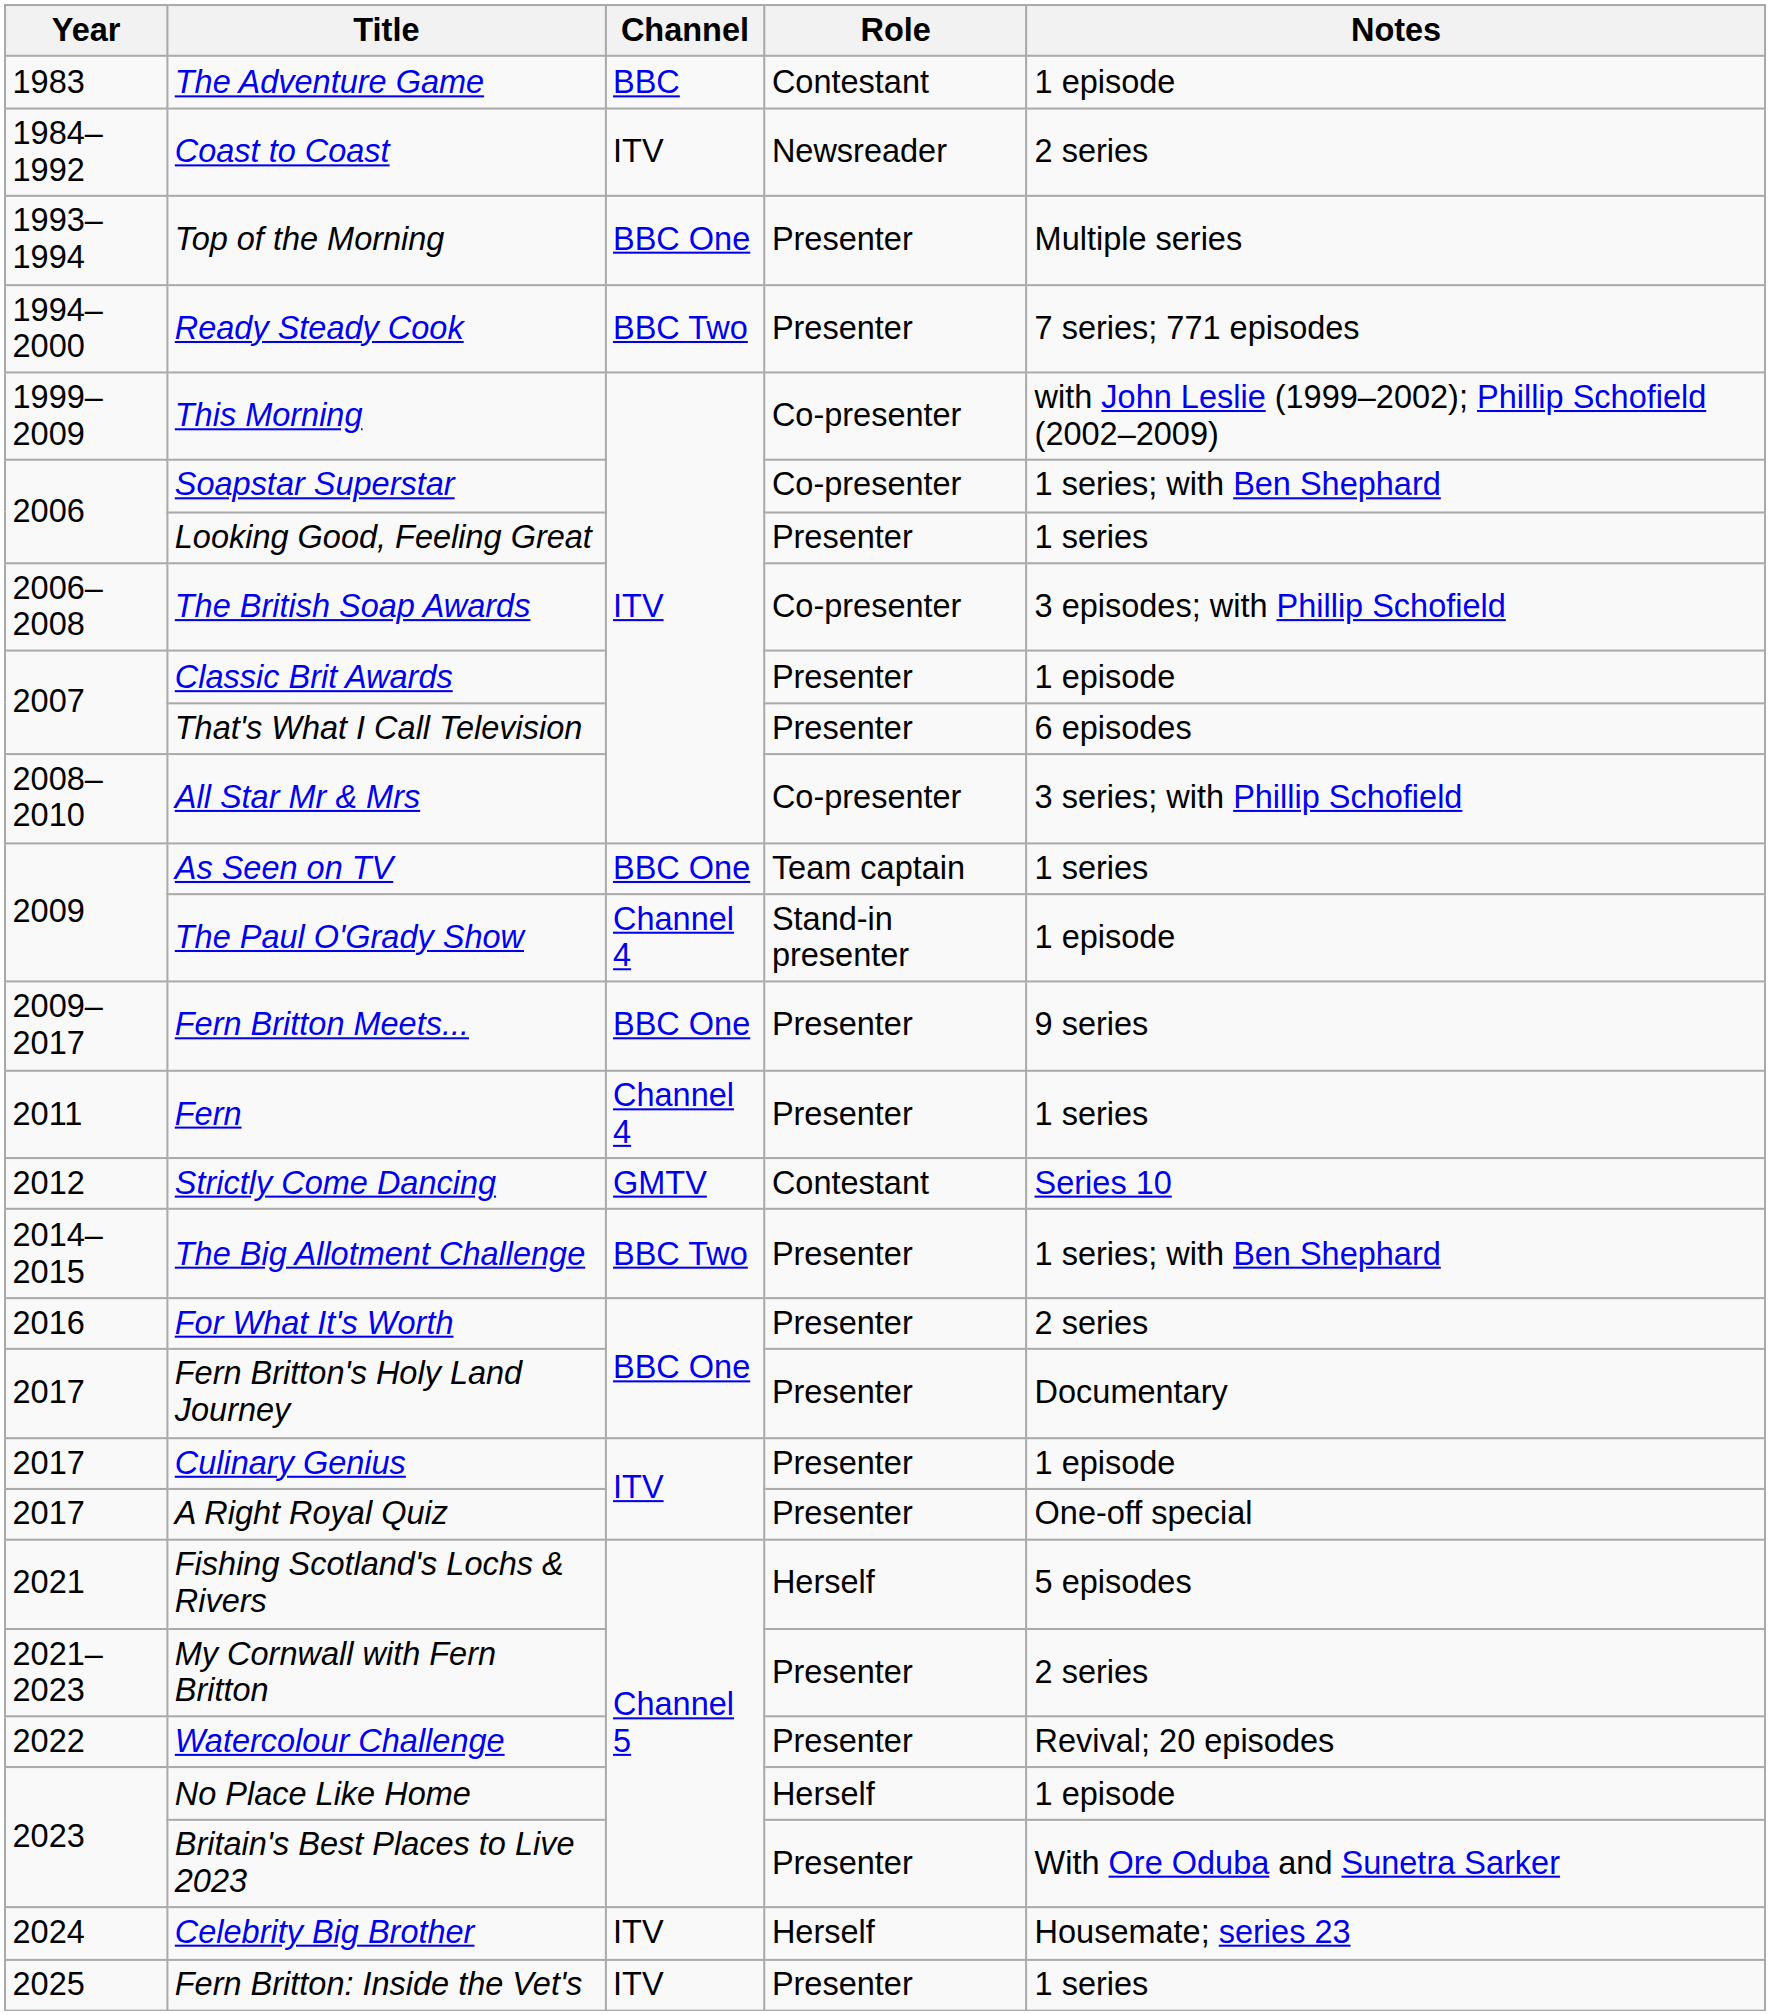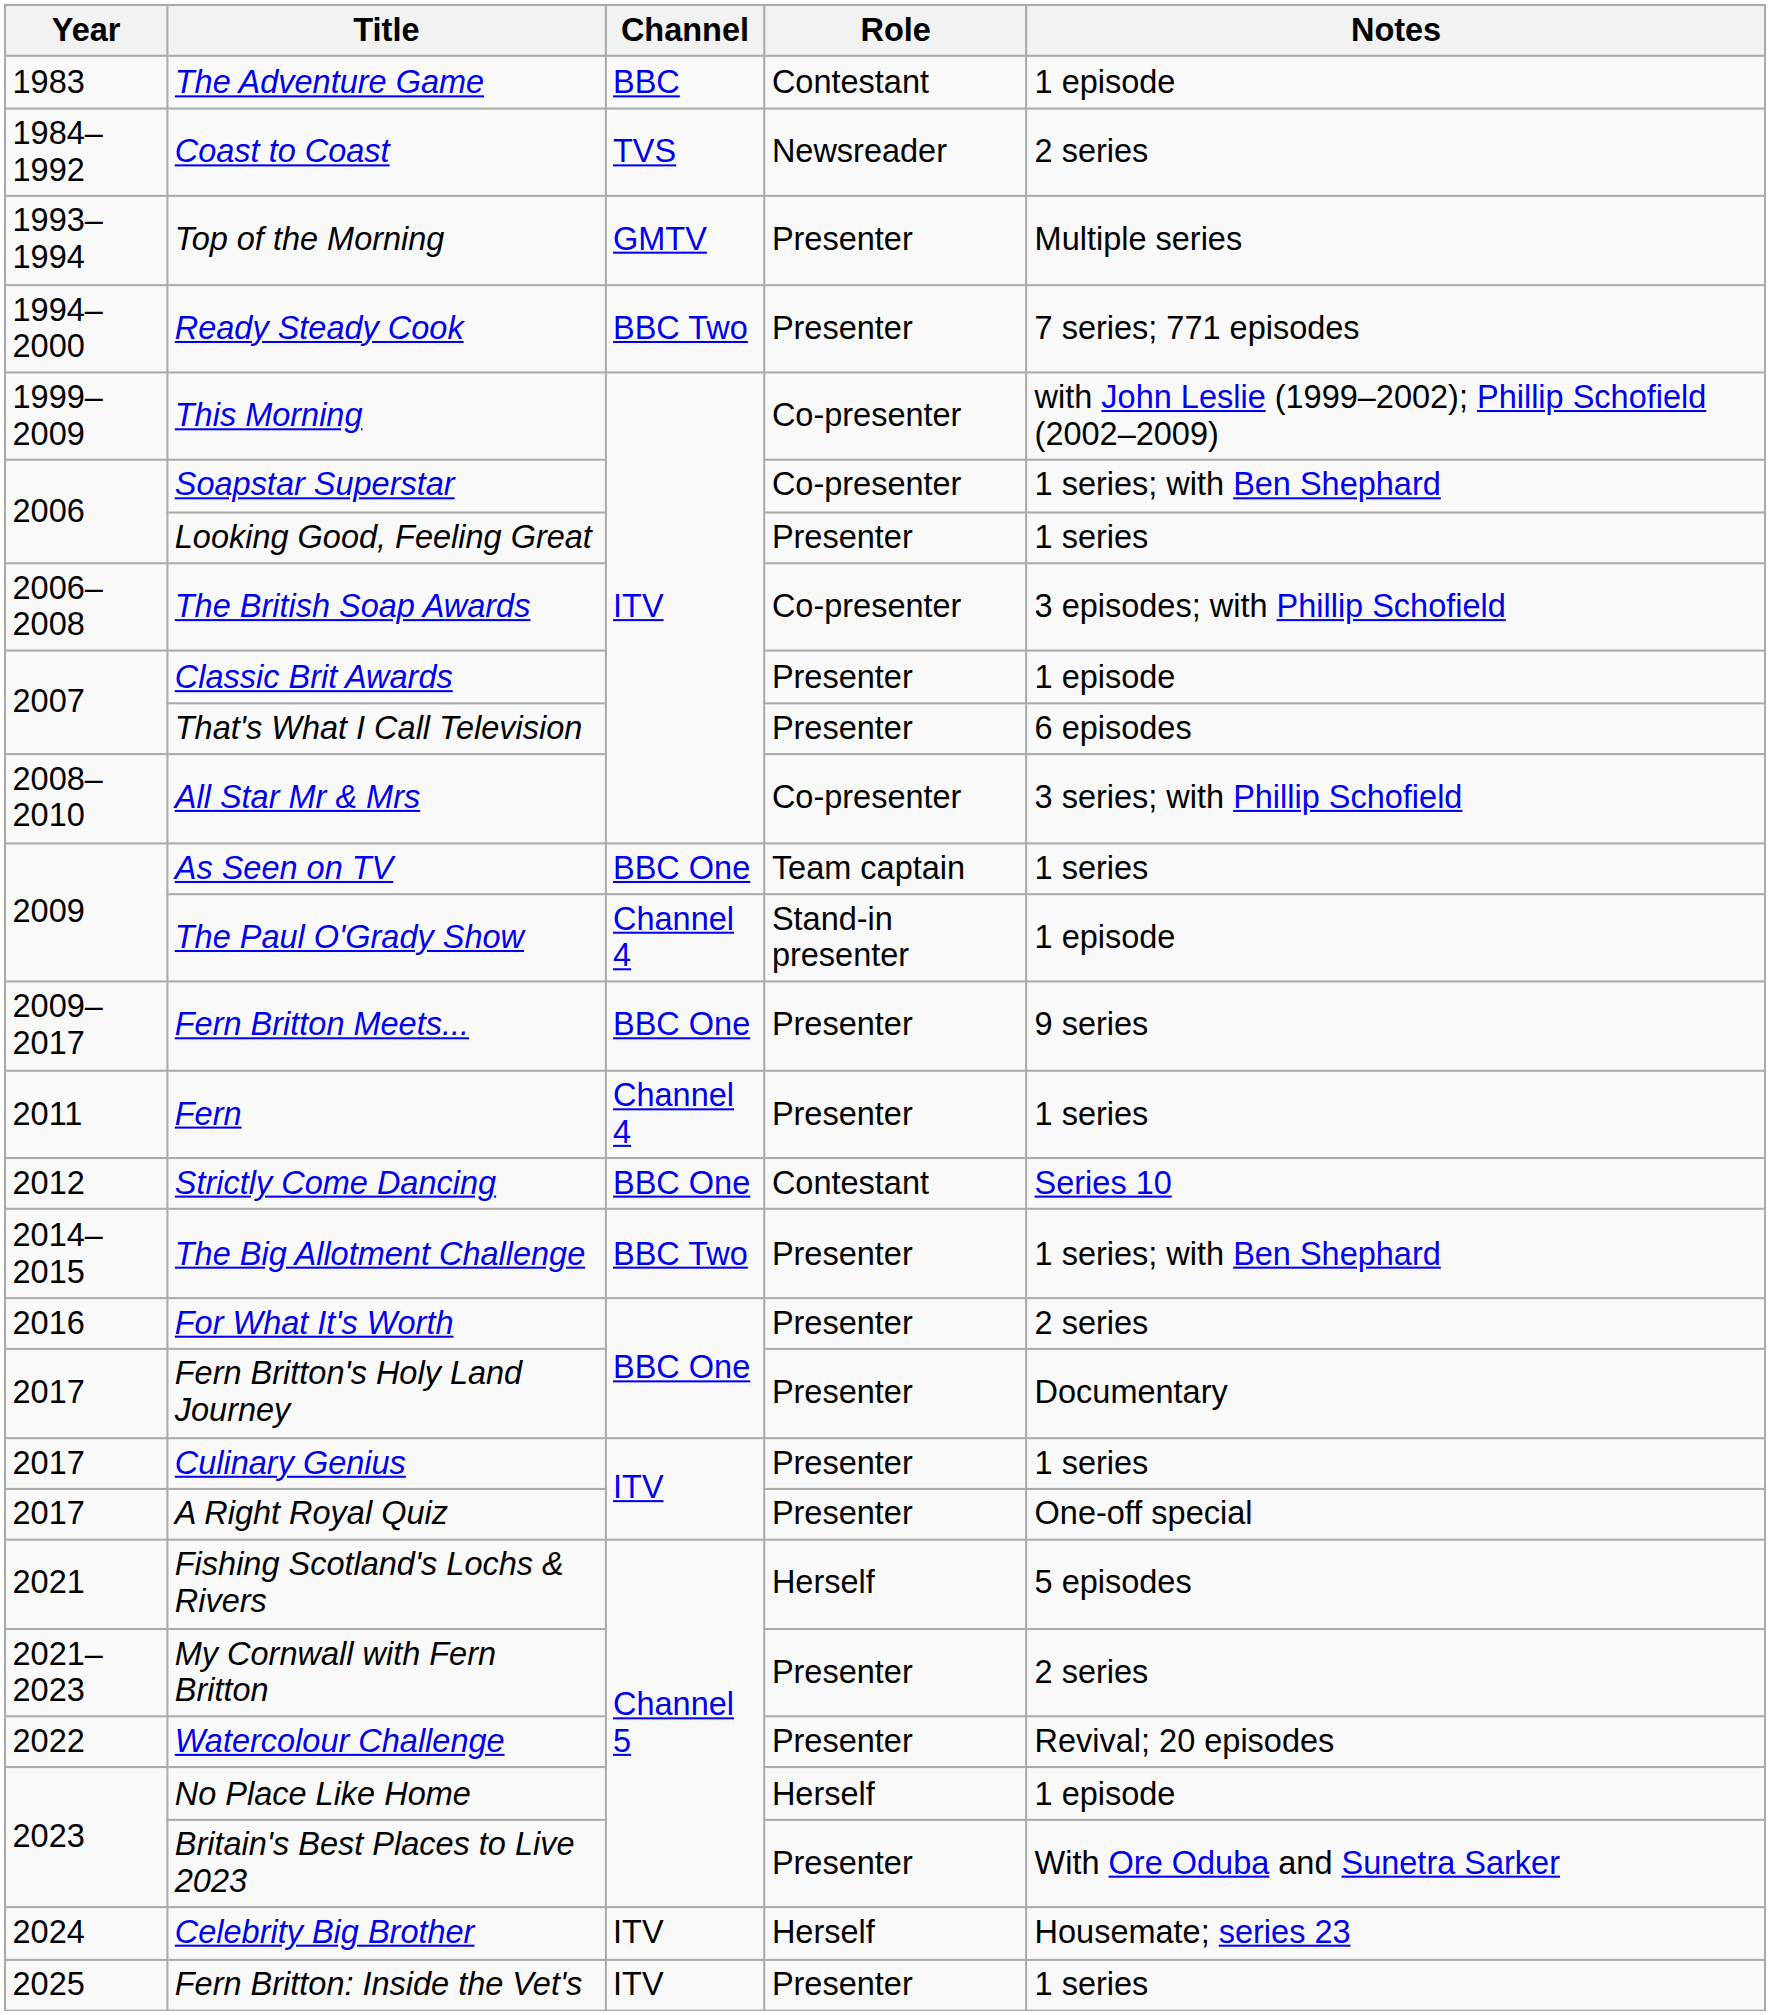(638, 151) ITV -> (645, 151) TVS
(682, 239) BBC One -> (660, 239) GMTV
(660, 1183) GMTV -> (682, 1183) BBC One
(1105, 1462) 1 episode -> (1091, 1462) 1 series
